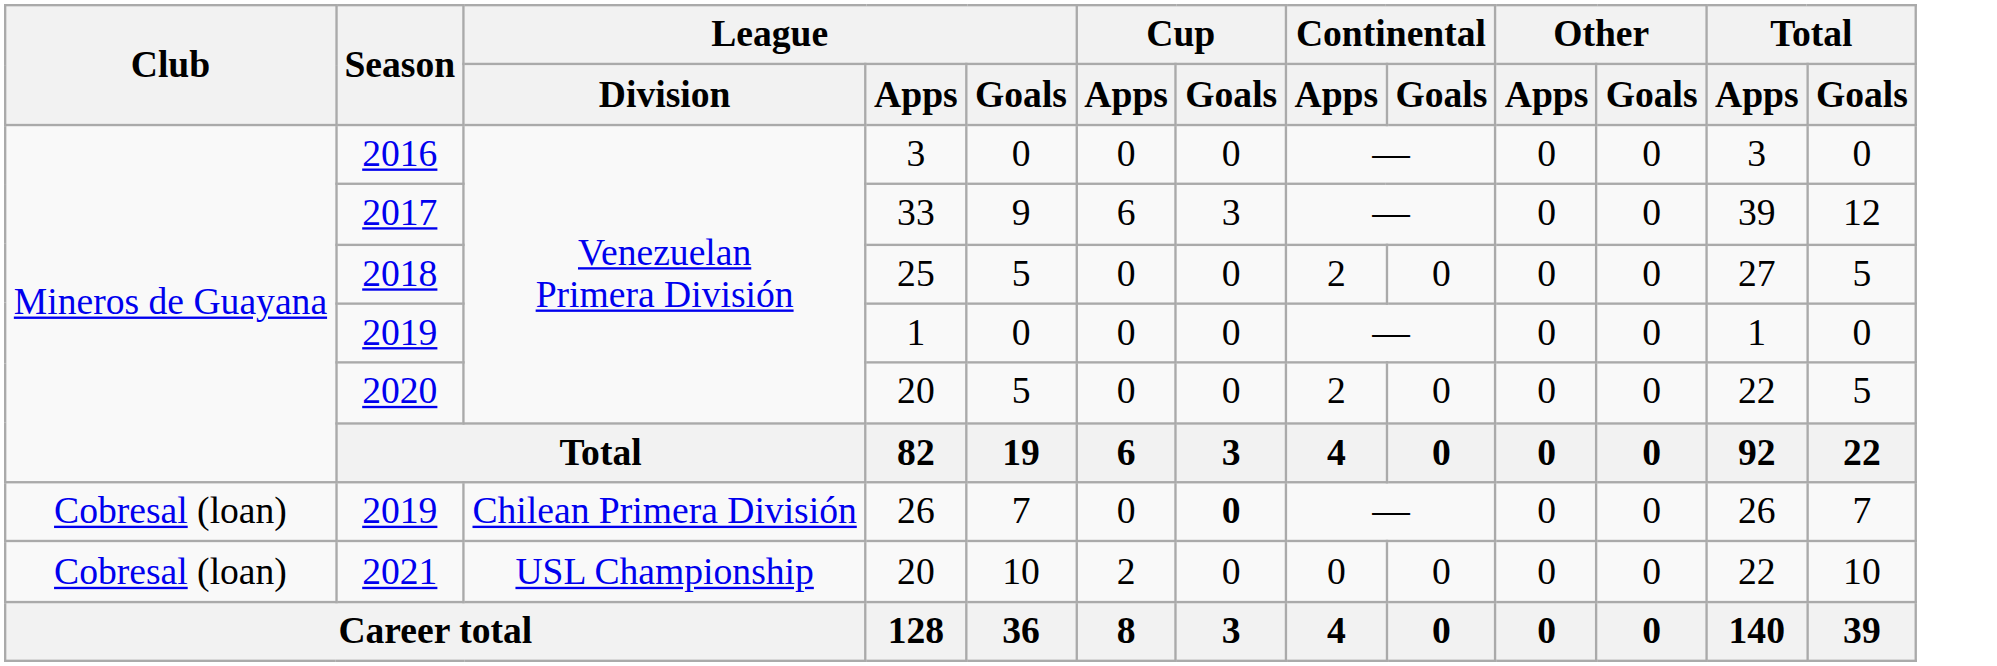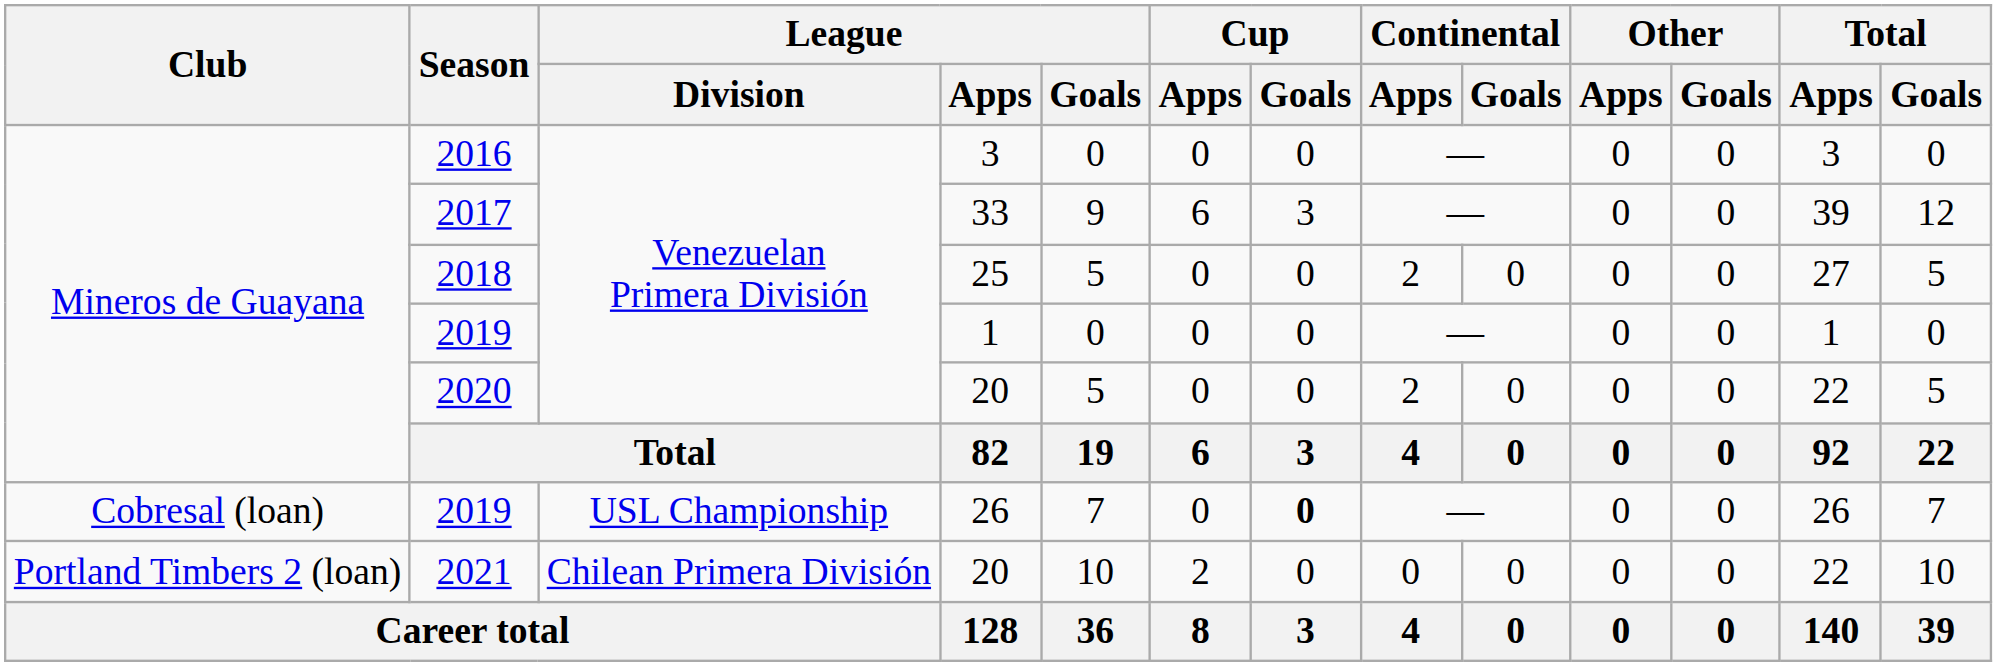(665, 511) Chilean Primera División -> (739, 511) USL Championship
(170, 570) Cobresal (loan) -> (208, 570) Portland Timbers 2 (loan)
(665, 570) USL Championship -> (739, 570) Chilean Primera División
